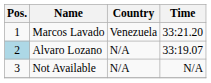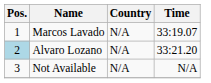(133, 31) Venezuela -> (120, 31) N/A
(183, 31) 33:21.20 -> (177, 31) 33:19.07
(183, 50) 33:19.07 -> (177, 50) 33:21.20
